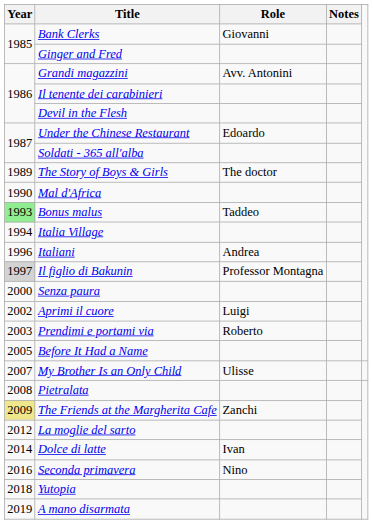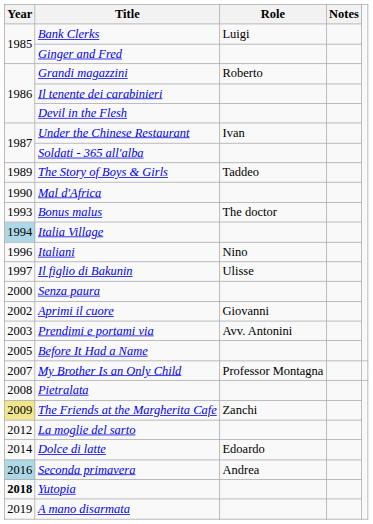(246, 34) Giovanni -> (236, 34) Luigi
(257, 73) Avv. Antonini -> (243, 73) Roberto
(244, 133) Edoardo -> (234, 133) Ivan
(250, 172) The doctor -> (241, 172) Taddeo
(20, 212) lightgreen background -> (20, 212) no background
(241, 212) Taddeo -> (250, 212) The doctor
(20, 232) no background -> (20, 232) lightblue background
(241, 251) Andrea -> (235, 251) Nino
(20, 271) lightgrey background -> (20, 271) no background
(273, 271) Professor Montagna -> (238, 271) Ulisse
(236, 311) Luigi -> (246, 311) Giovanni
(243, 331) Roberto -> (257, 331) Avv. Antonini
(238, 370) Ulisse -> (273, 370) Professor Montagna
(234, 449) Ivan -> (244, 449) Edoardo
(20, 469) no background -> (20, 469) lightblue background
(235, 469) Nino -> (241, 469) Andrea
(20, 489) normal -> (20, 489) bold
